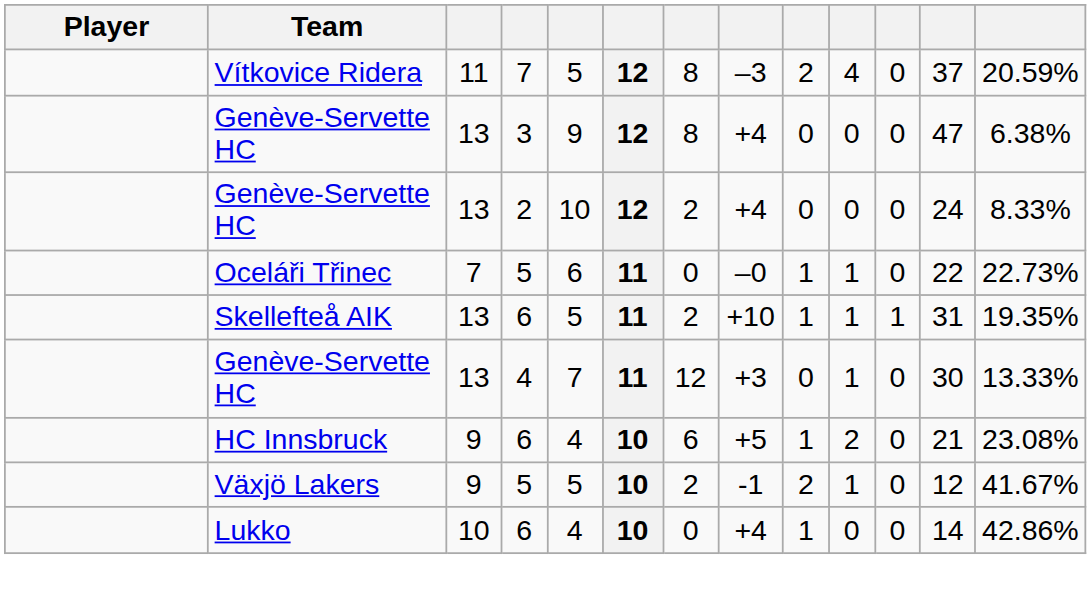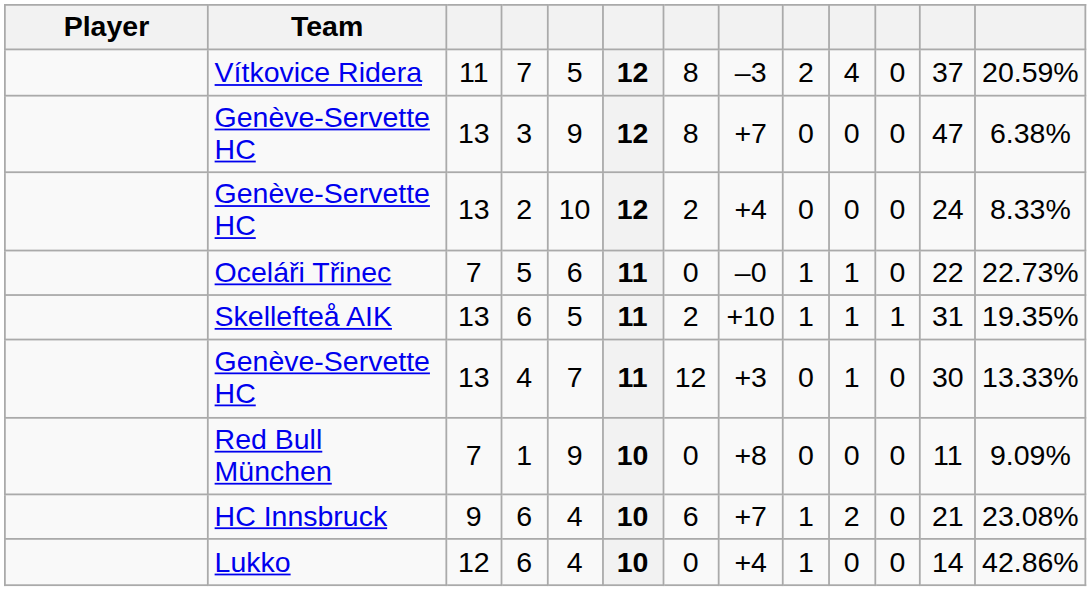(751, 133) +4 -> (751, 133) +7
+ row: (273, 455)
(751, 439) +5 -> (751, 516) +7
- row: (297, 484)
(474, 529) 10 -> (474, 561) 12
